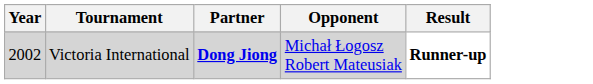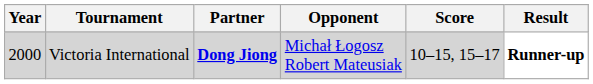+ column: (455, 18)
(25, 55) 2002 -> (25, 55) 2000
